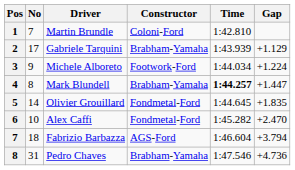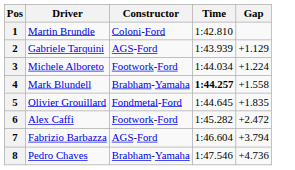- column: (35, 13)
(169, 49) Brabham-Yamaha -> (135, 49) AGS-Ford
(272, 84) +1.447 -> (254, 84) +1.558
(165, 120) Fondmetal-Ford -> (145, 120) Footwork-Ford
(272, 120) +2.470 -> (254, 120) +2.472
